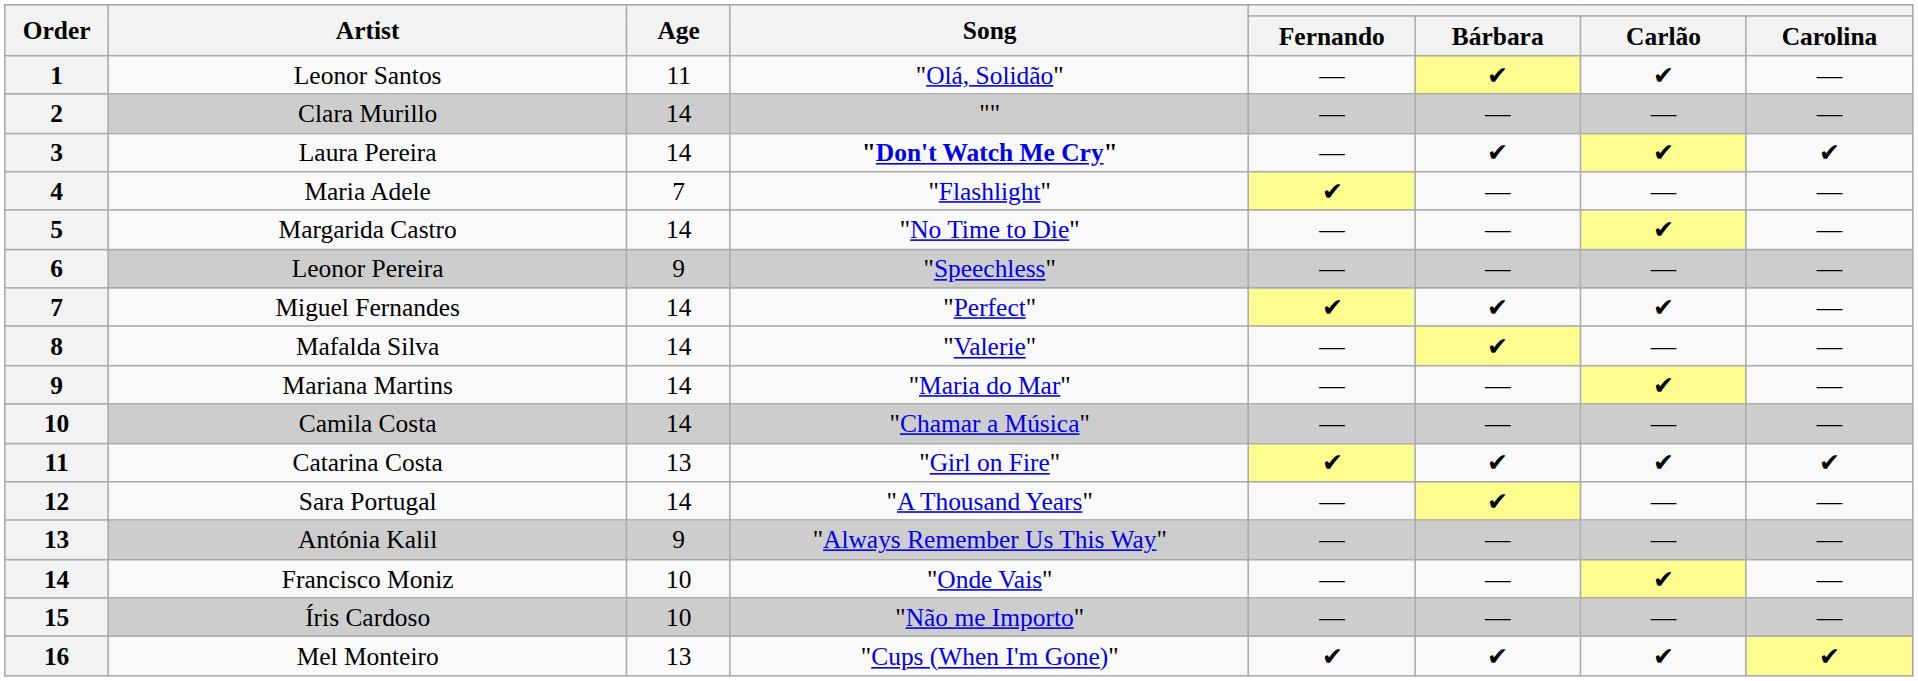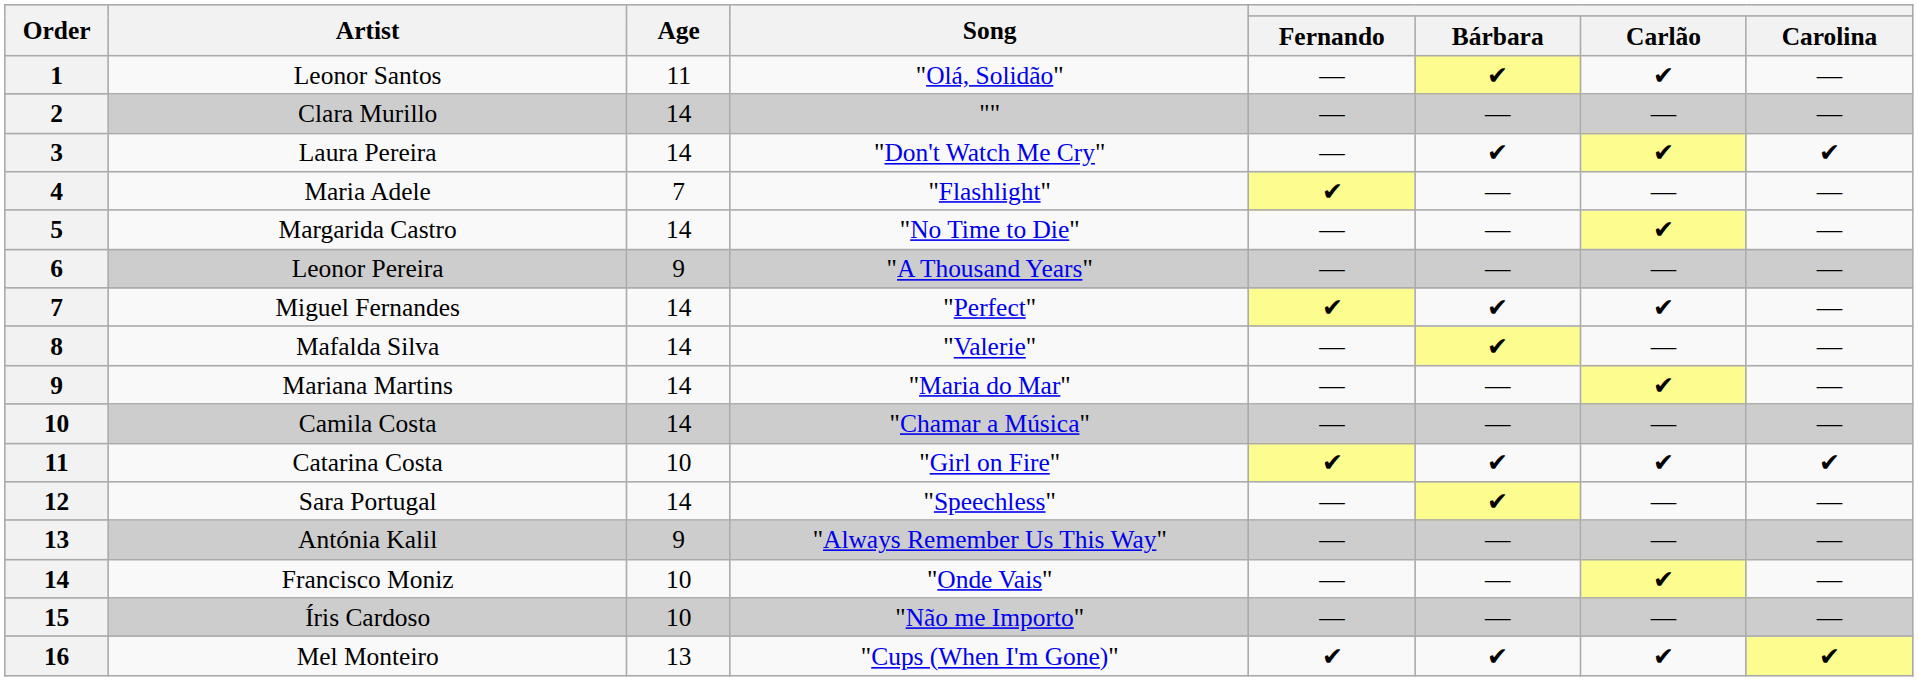(990, 152) bold -> (990, 152) normal
(990, 268) "Speechless" -> (990, 268) "A Thousand Years"
(679, 462) 13 -> (679, 462) 10
(990, 501) "A Thousand Years" -> (990, 501) "Speechless"
